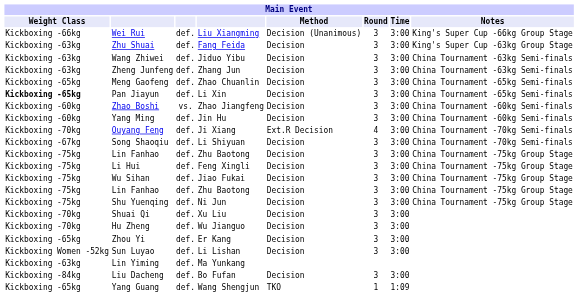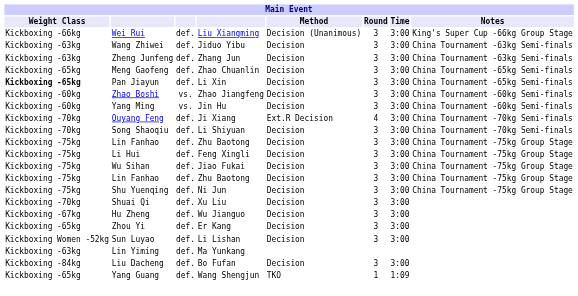- row: (133, 46)
(186, 118) def. -> (186, 106) vs.
(43, 143) Kickboxing -67kg -> (43, 130) Kickboxing -70kg
(43, 227) Kickboxing -70kg -> (43, 215) Kickboxing -67kg
